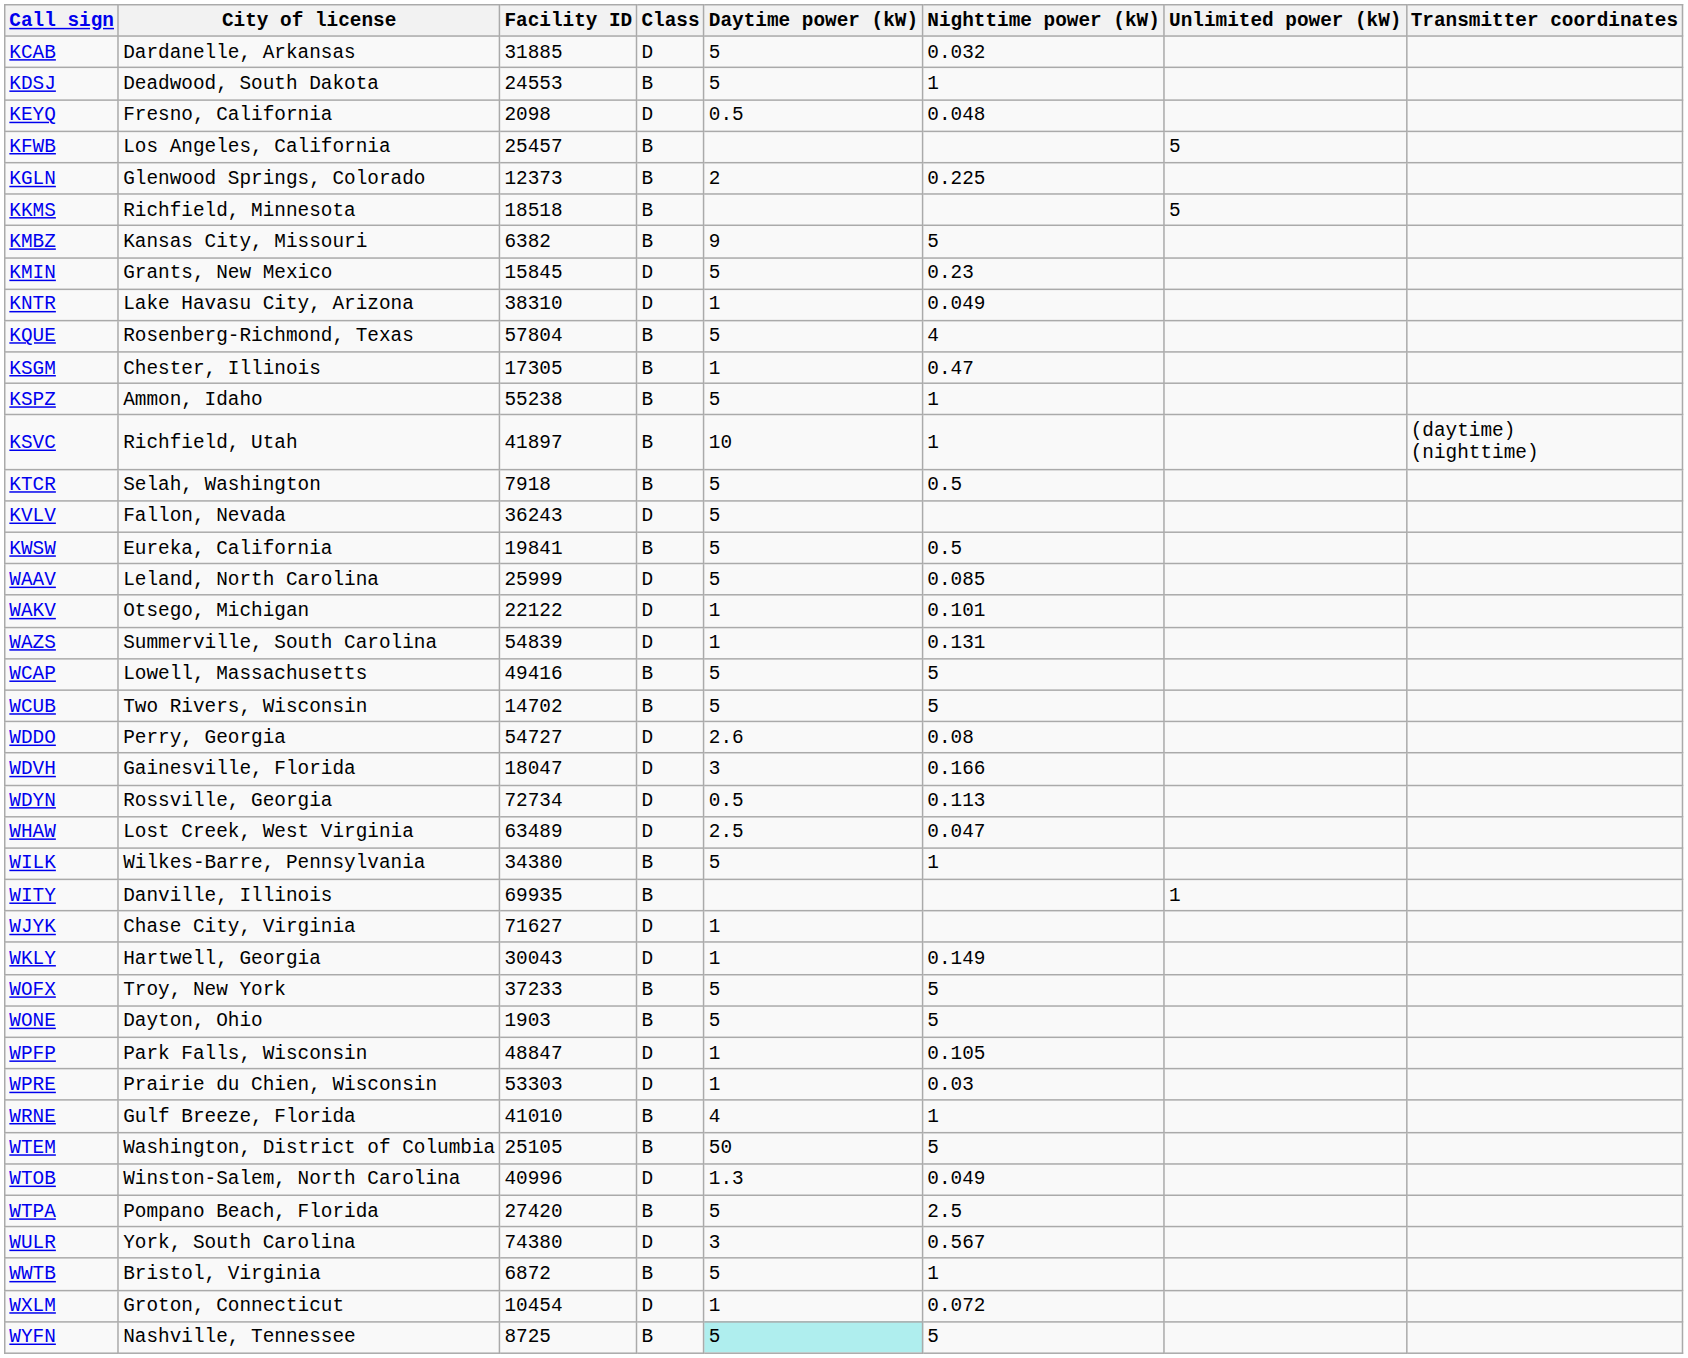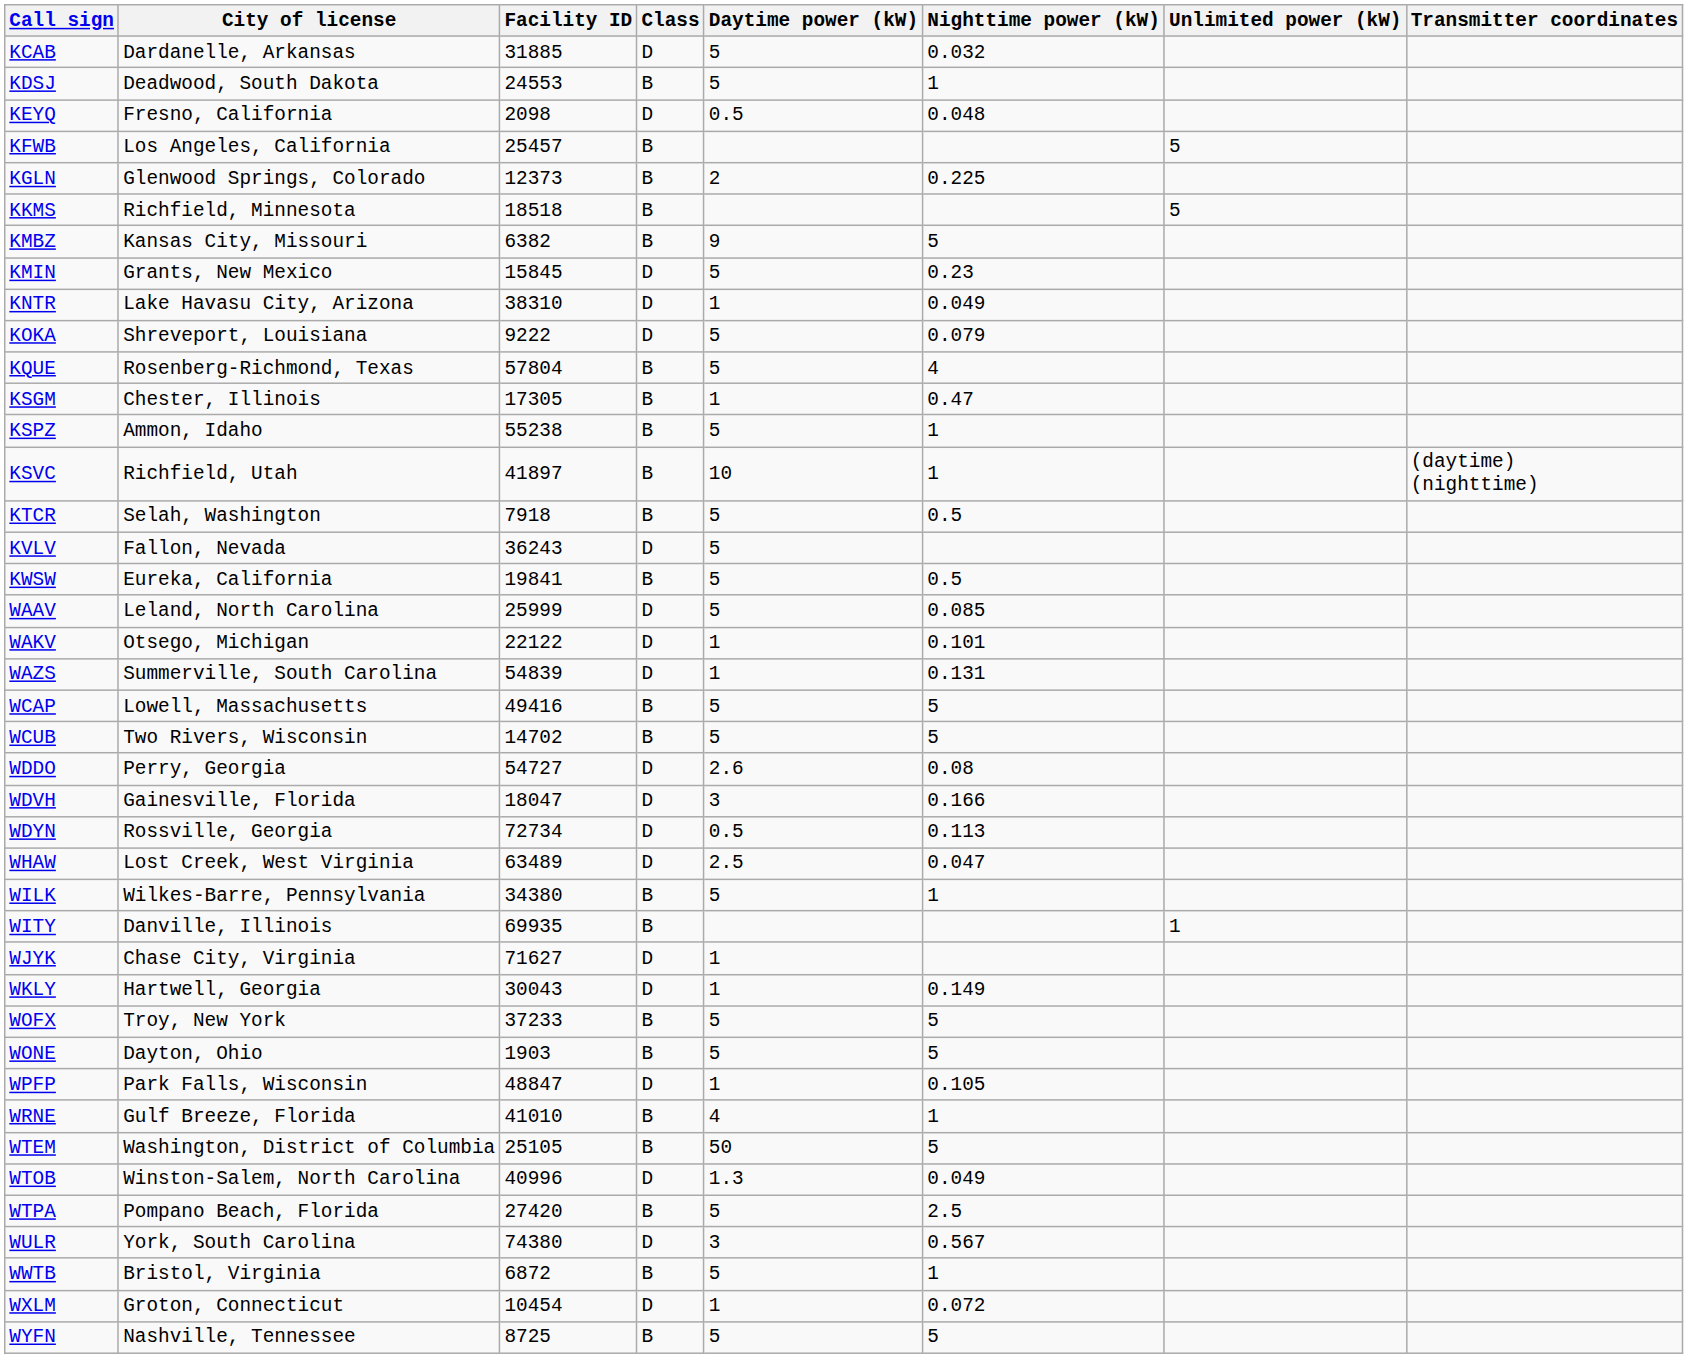+ row: (33, 336)
- row: (33, 1085)
(715, 1337) paleturquoise background -> (715, 1337) no background
